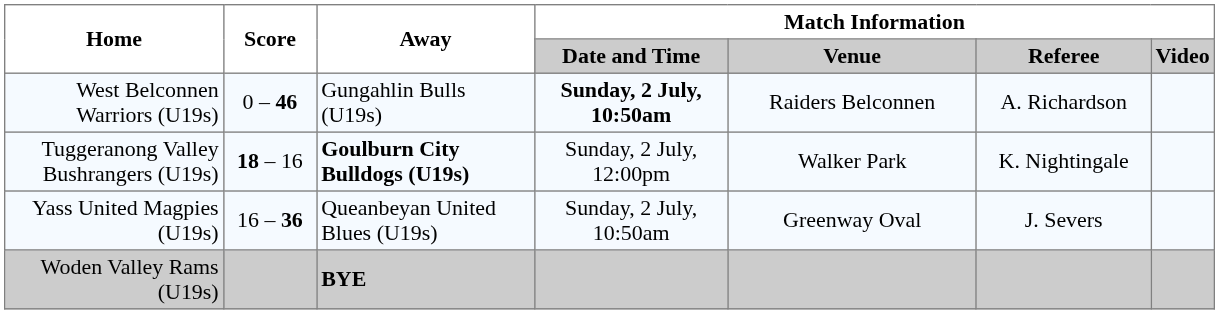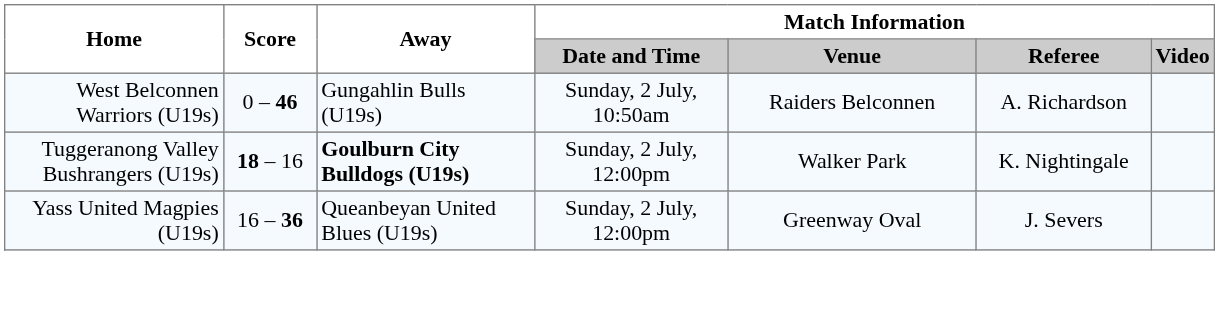(631, 102) bold -> (631, 102) normal
(631, 220) Sunday, 2 July, 10:50am -> (631, 220) Sunday, 2 July, 12:00pm
- row: (130, 279)
